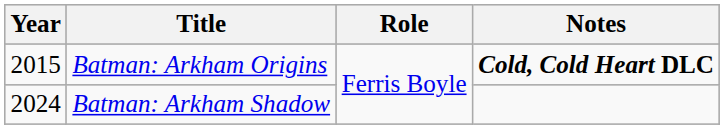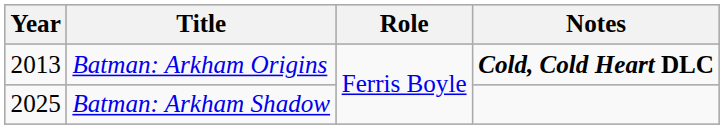(36, 64) 2015 -> (36, 64) 2013
(36, 104) 2024 -> (36, 104) 2025
